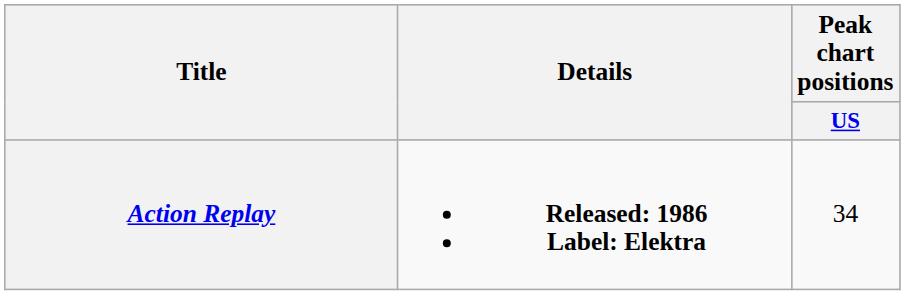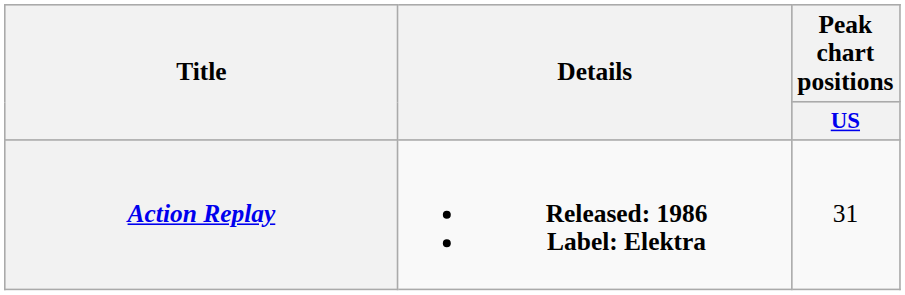(845, 214) 34 -> (845, 214) 31
